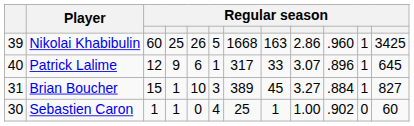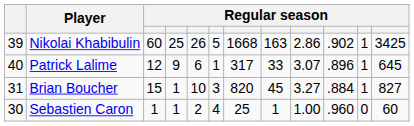(341, 44) .960 -> (341, 44) .902
(242, 88) 389 -> (242, 88) 820
(198, 110) 0 -> (198, 110) 2
(341, 110) .902 -> (341, 110) .960
